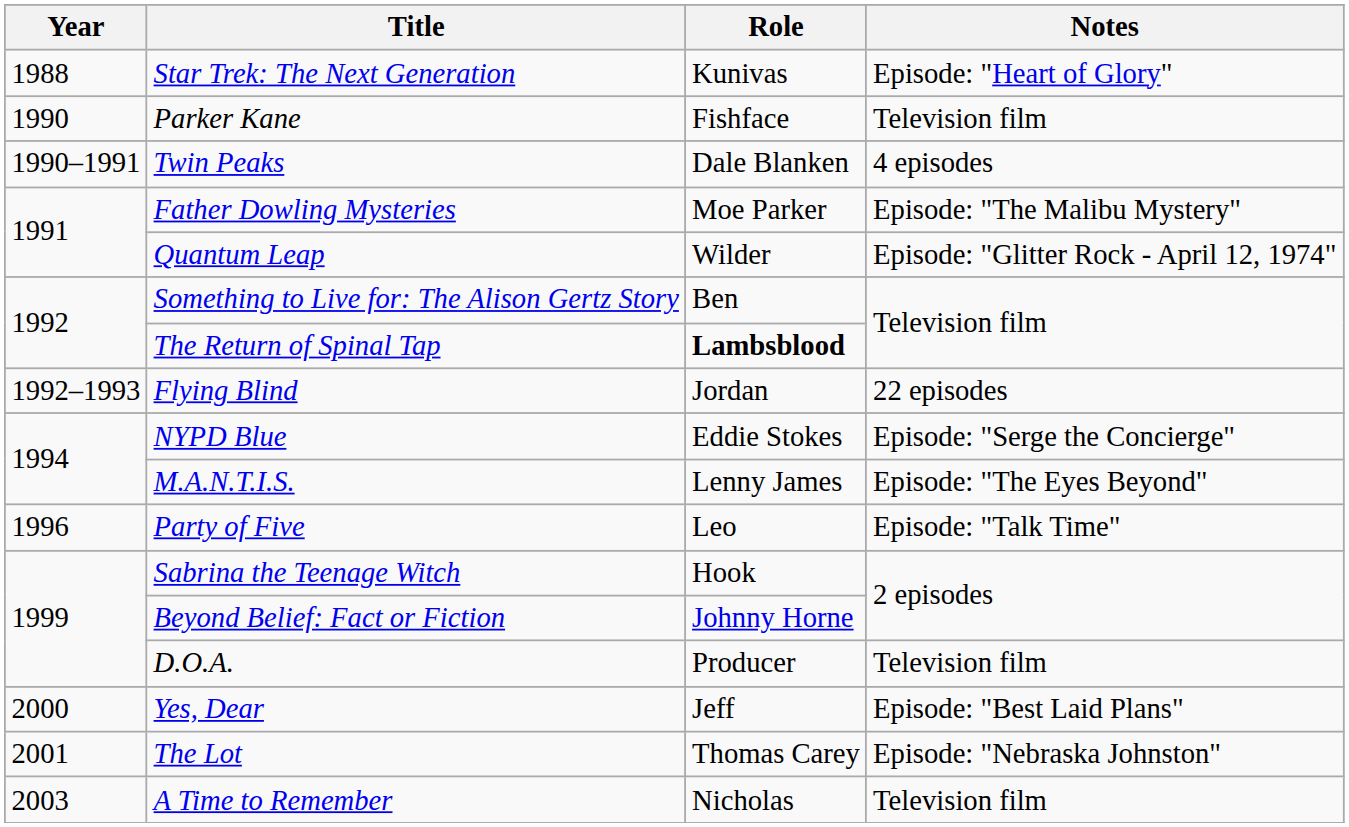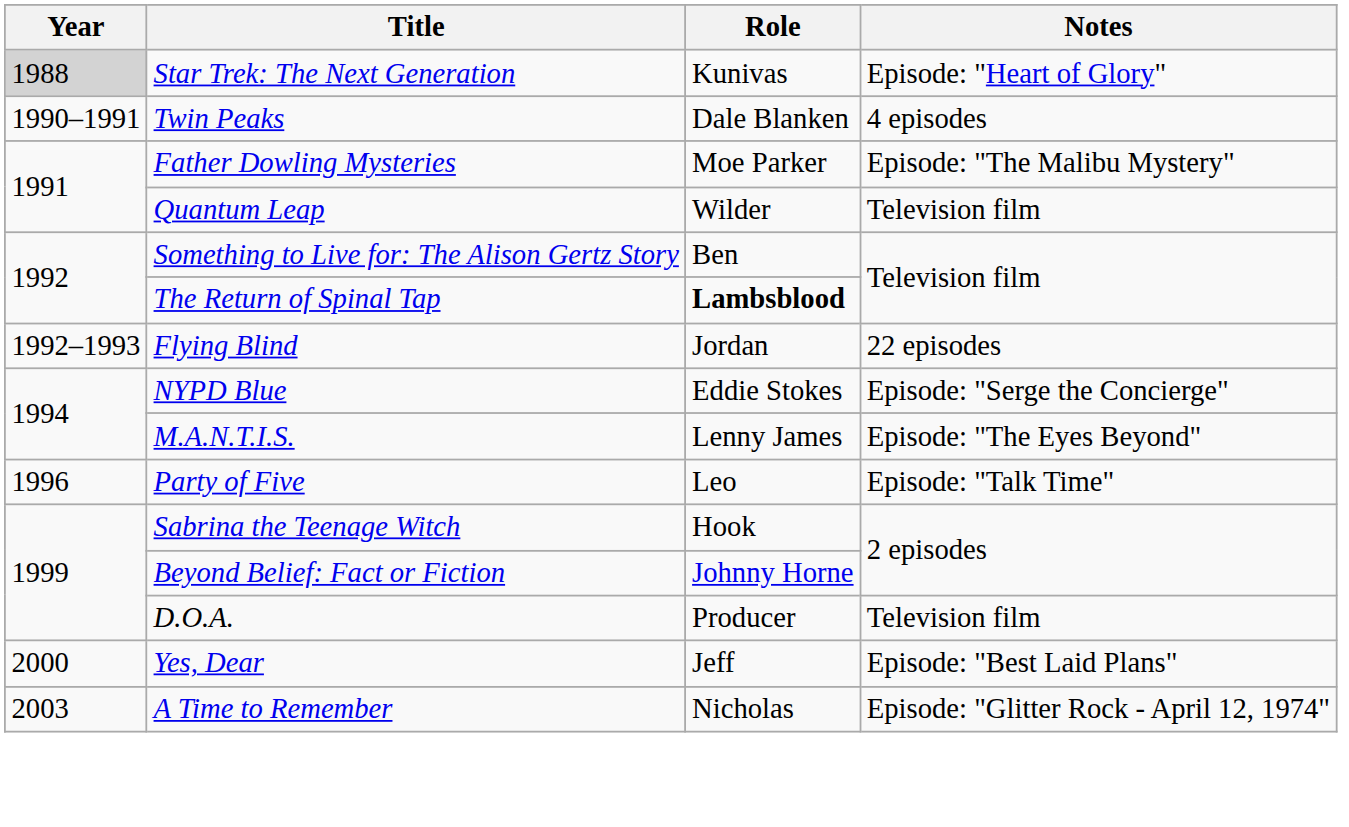(40, 72) no background -> (40, 72) lightgrey background
- row: (227, 118)
(1105, 254) Episode: "Glitter Rock - April 12, 1974" -> (954, 208) Television film
- row: (198, 753)
(960, 799) Television film -> (1098, 708) Episode: "Glitter Rock - April 12, 1974"
